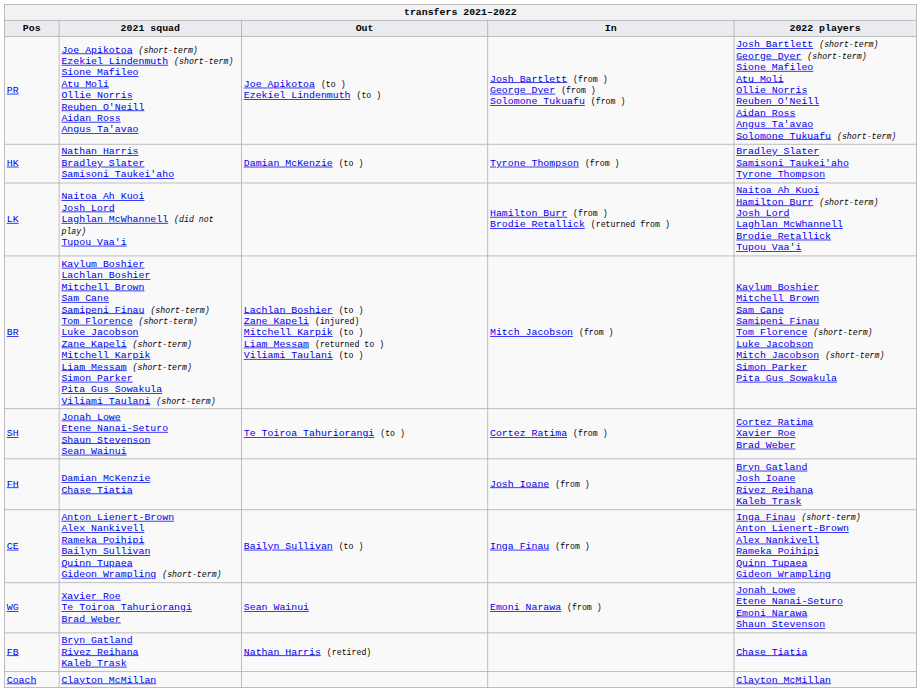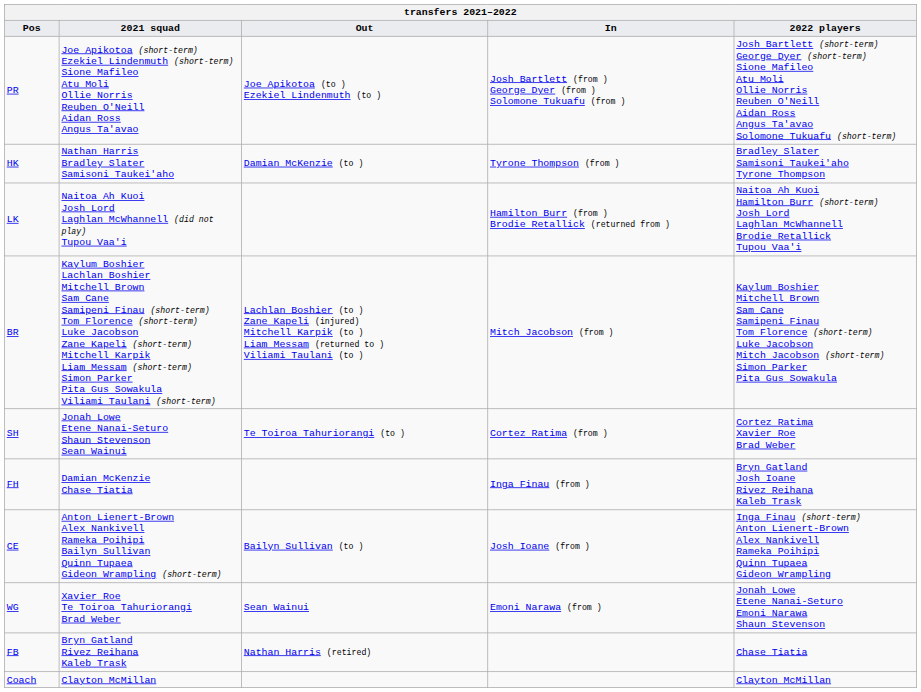(540, 484) Josh Ioane (from ) -> (540, 484) Inga Finau (from )
(540, 546) Inga Finau (from ) -> (540, 546) Josh Ioane (from )
